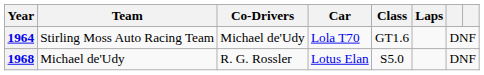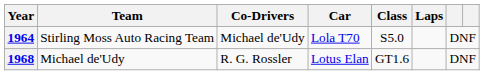(392, 37) GT1.6 -> (392, 37) S5.0
(392, 59) S5.0 -> (392, 59) GT1.6
